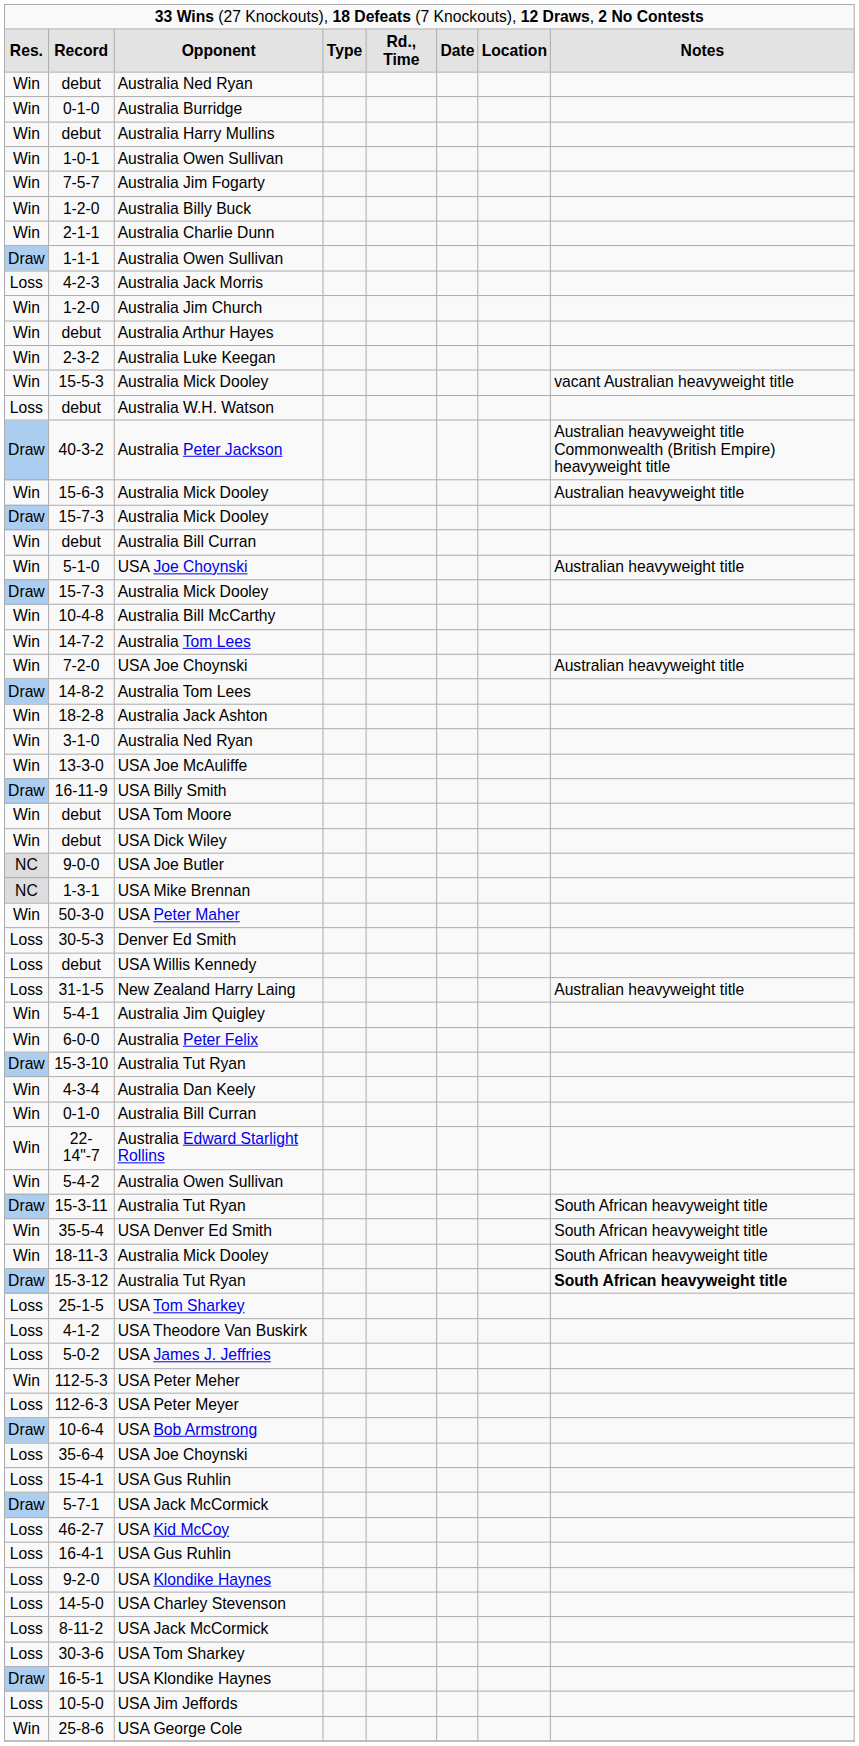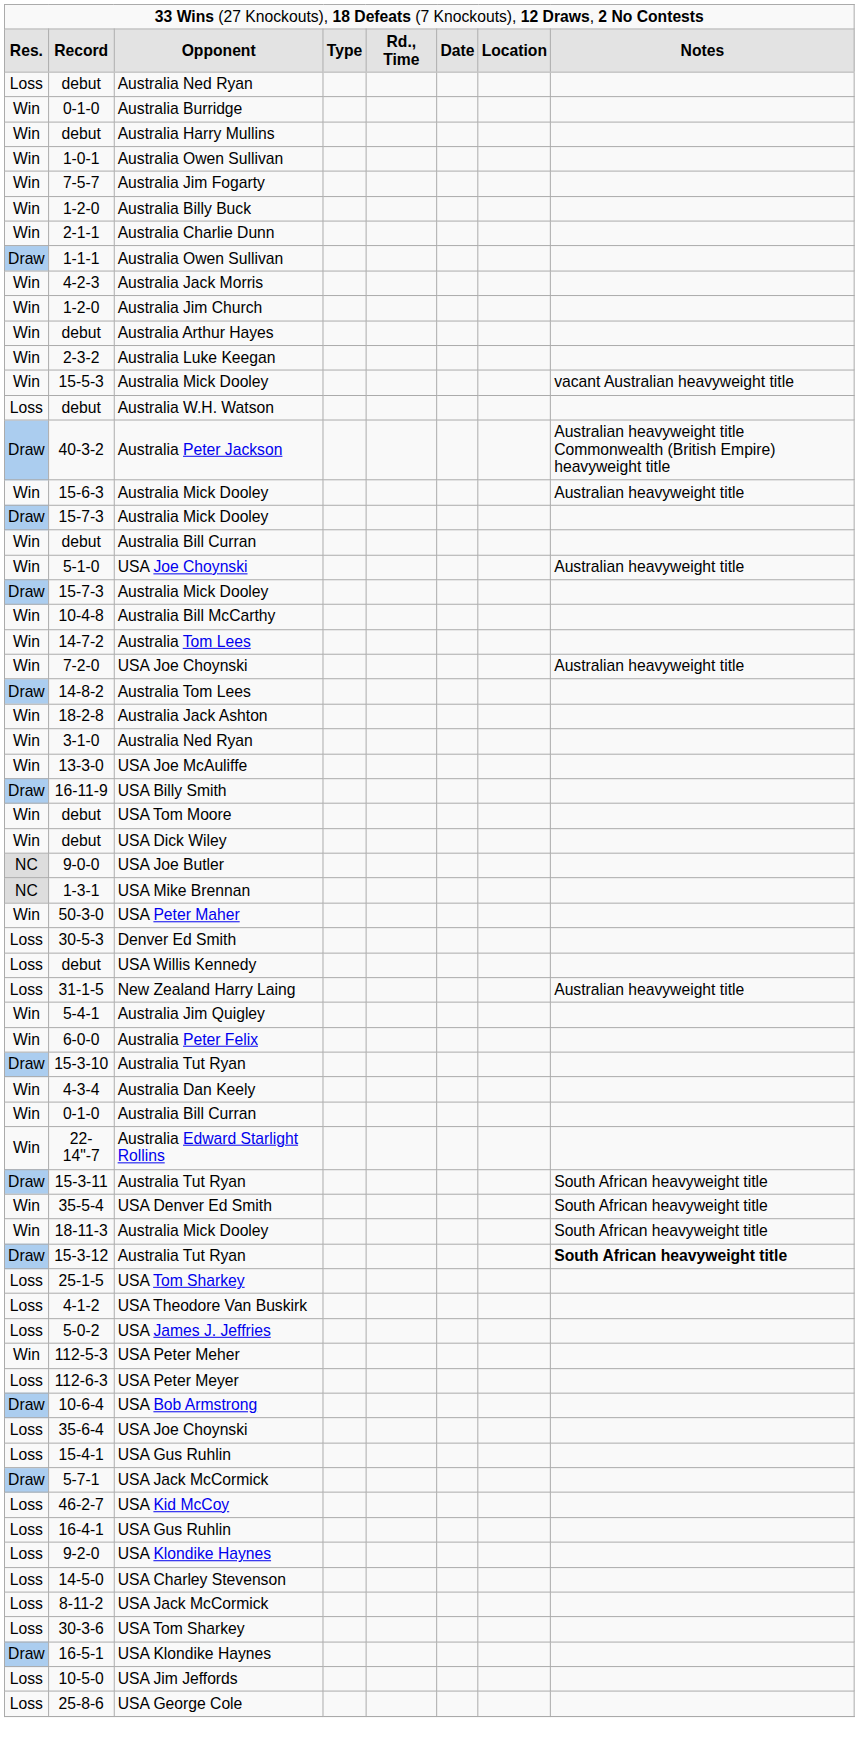(26, 84) Win -> (26, 84) Loss
(26, 283) Loss -> (26, 283) Win
- row: (81, 1181)
(26, 1728) Win -> (26, 1703) Loss
